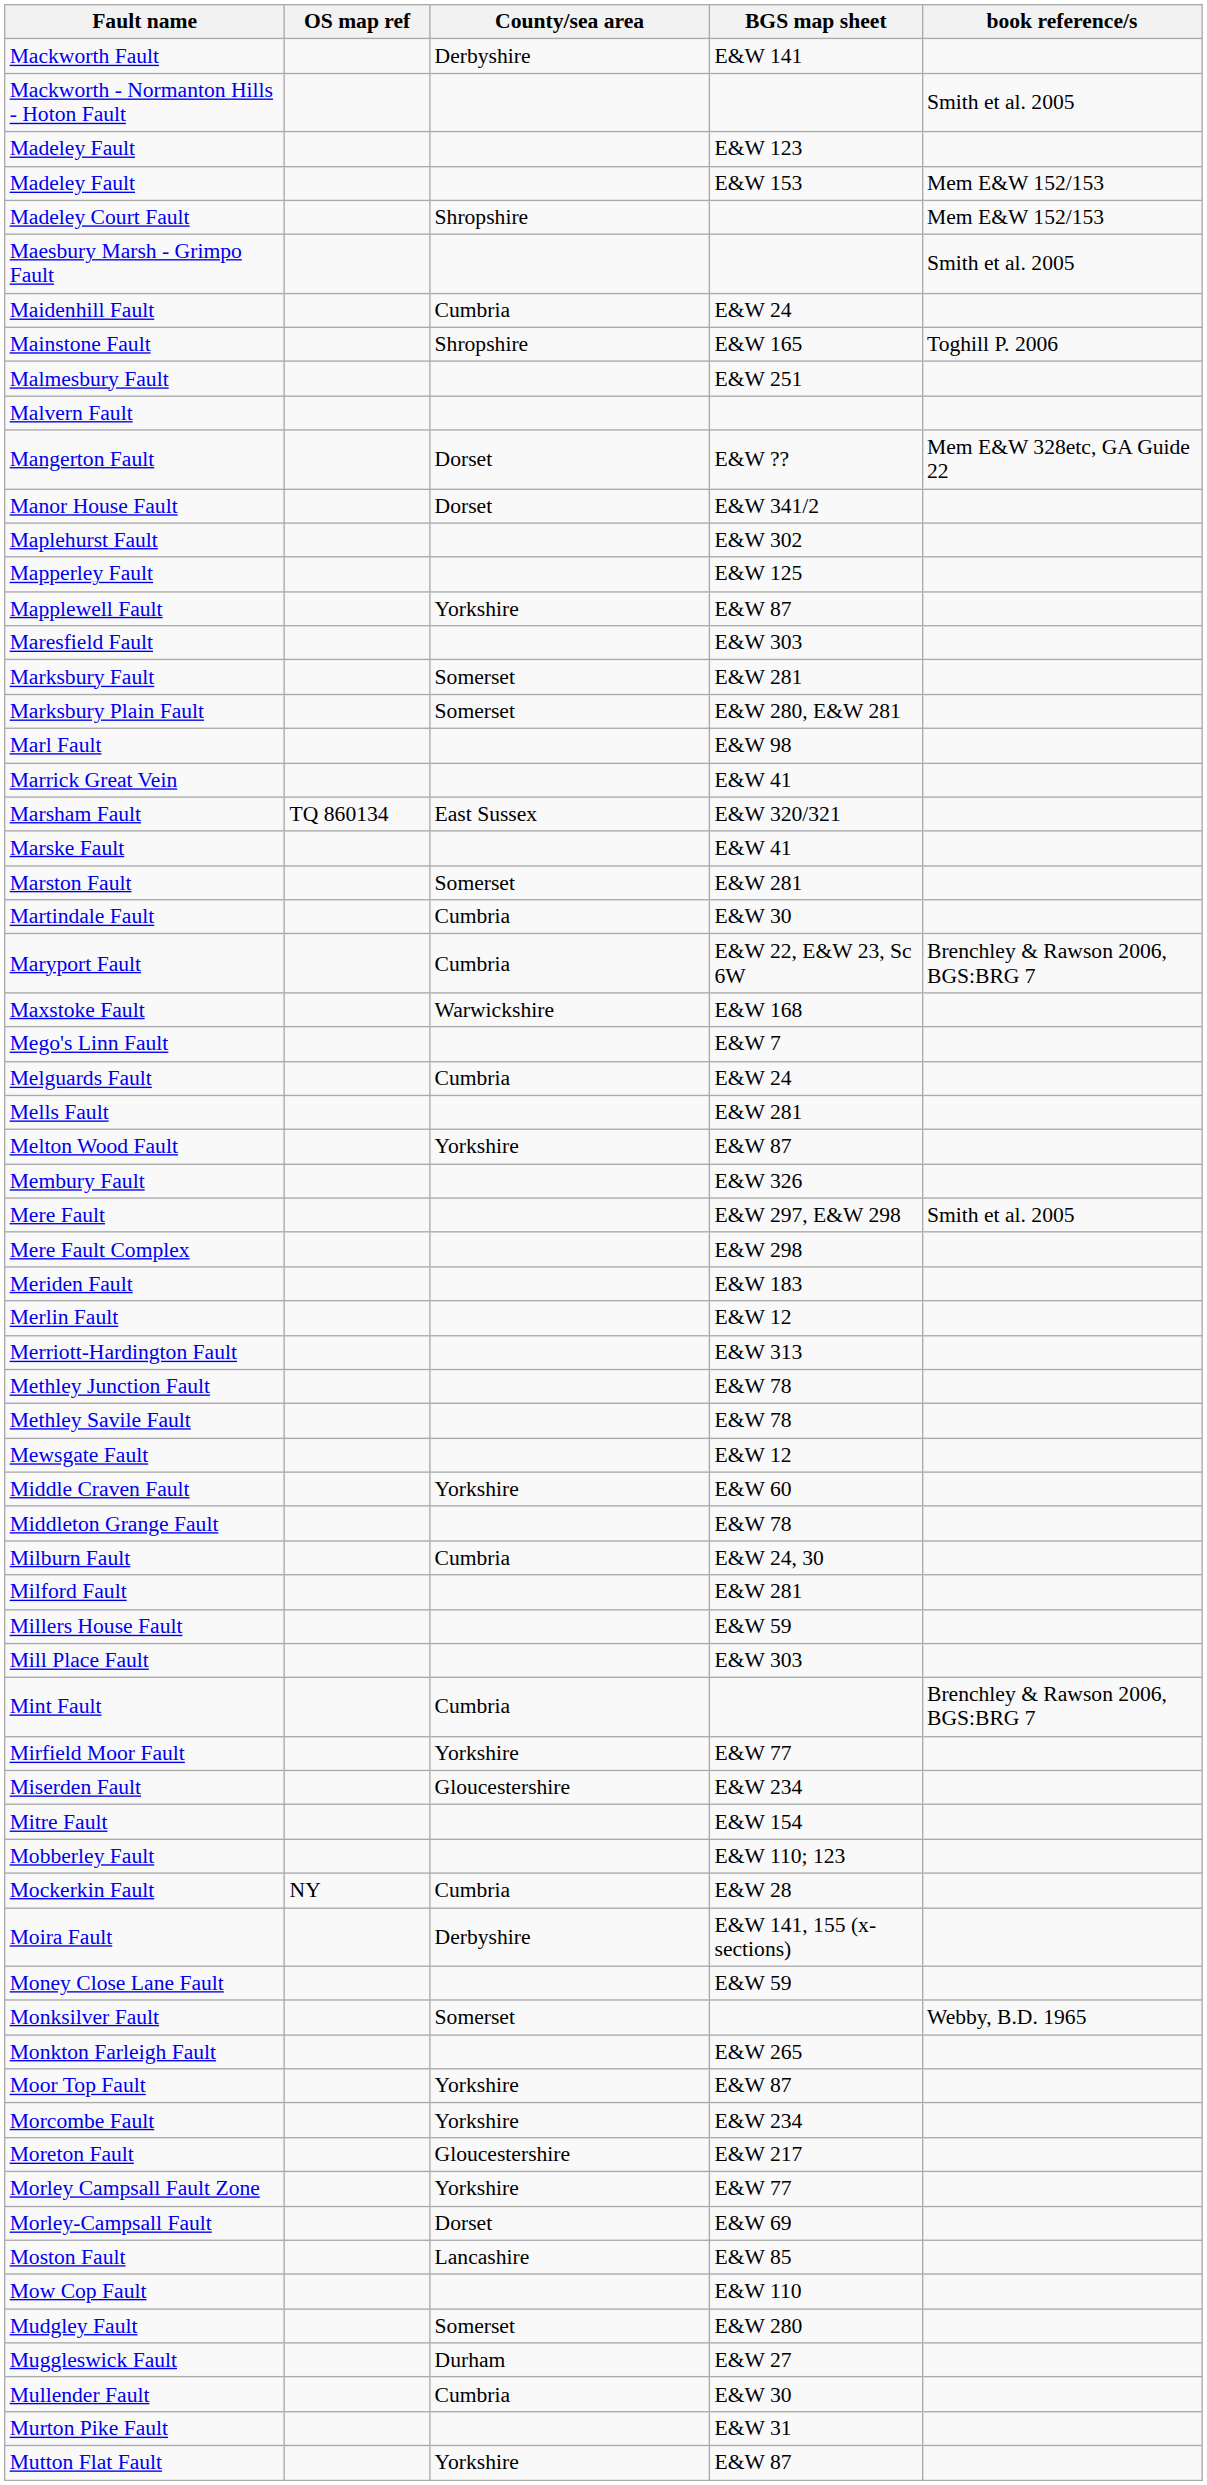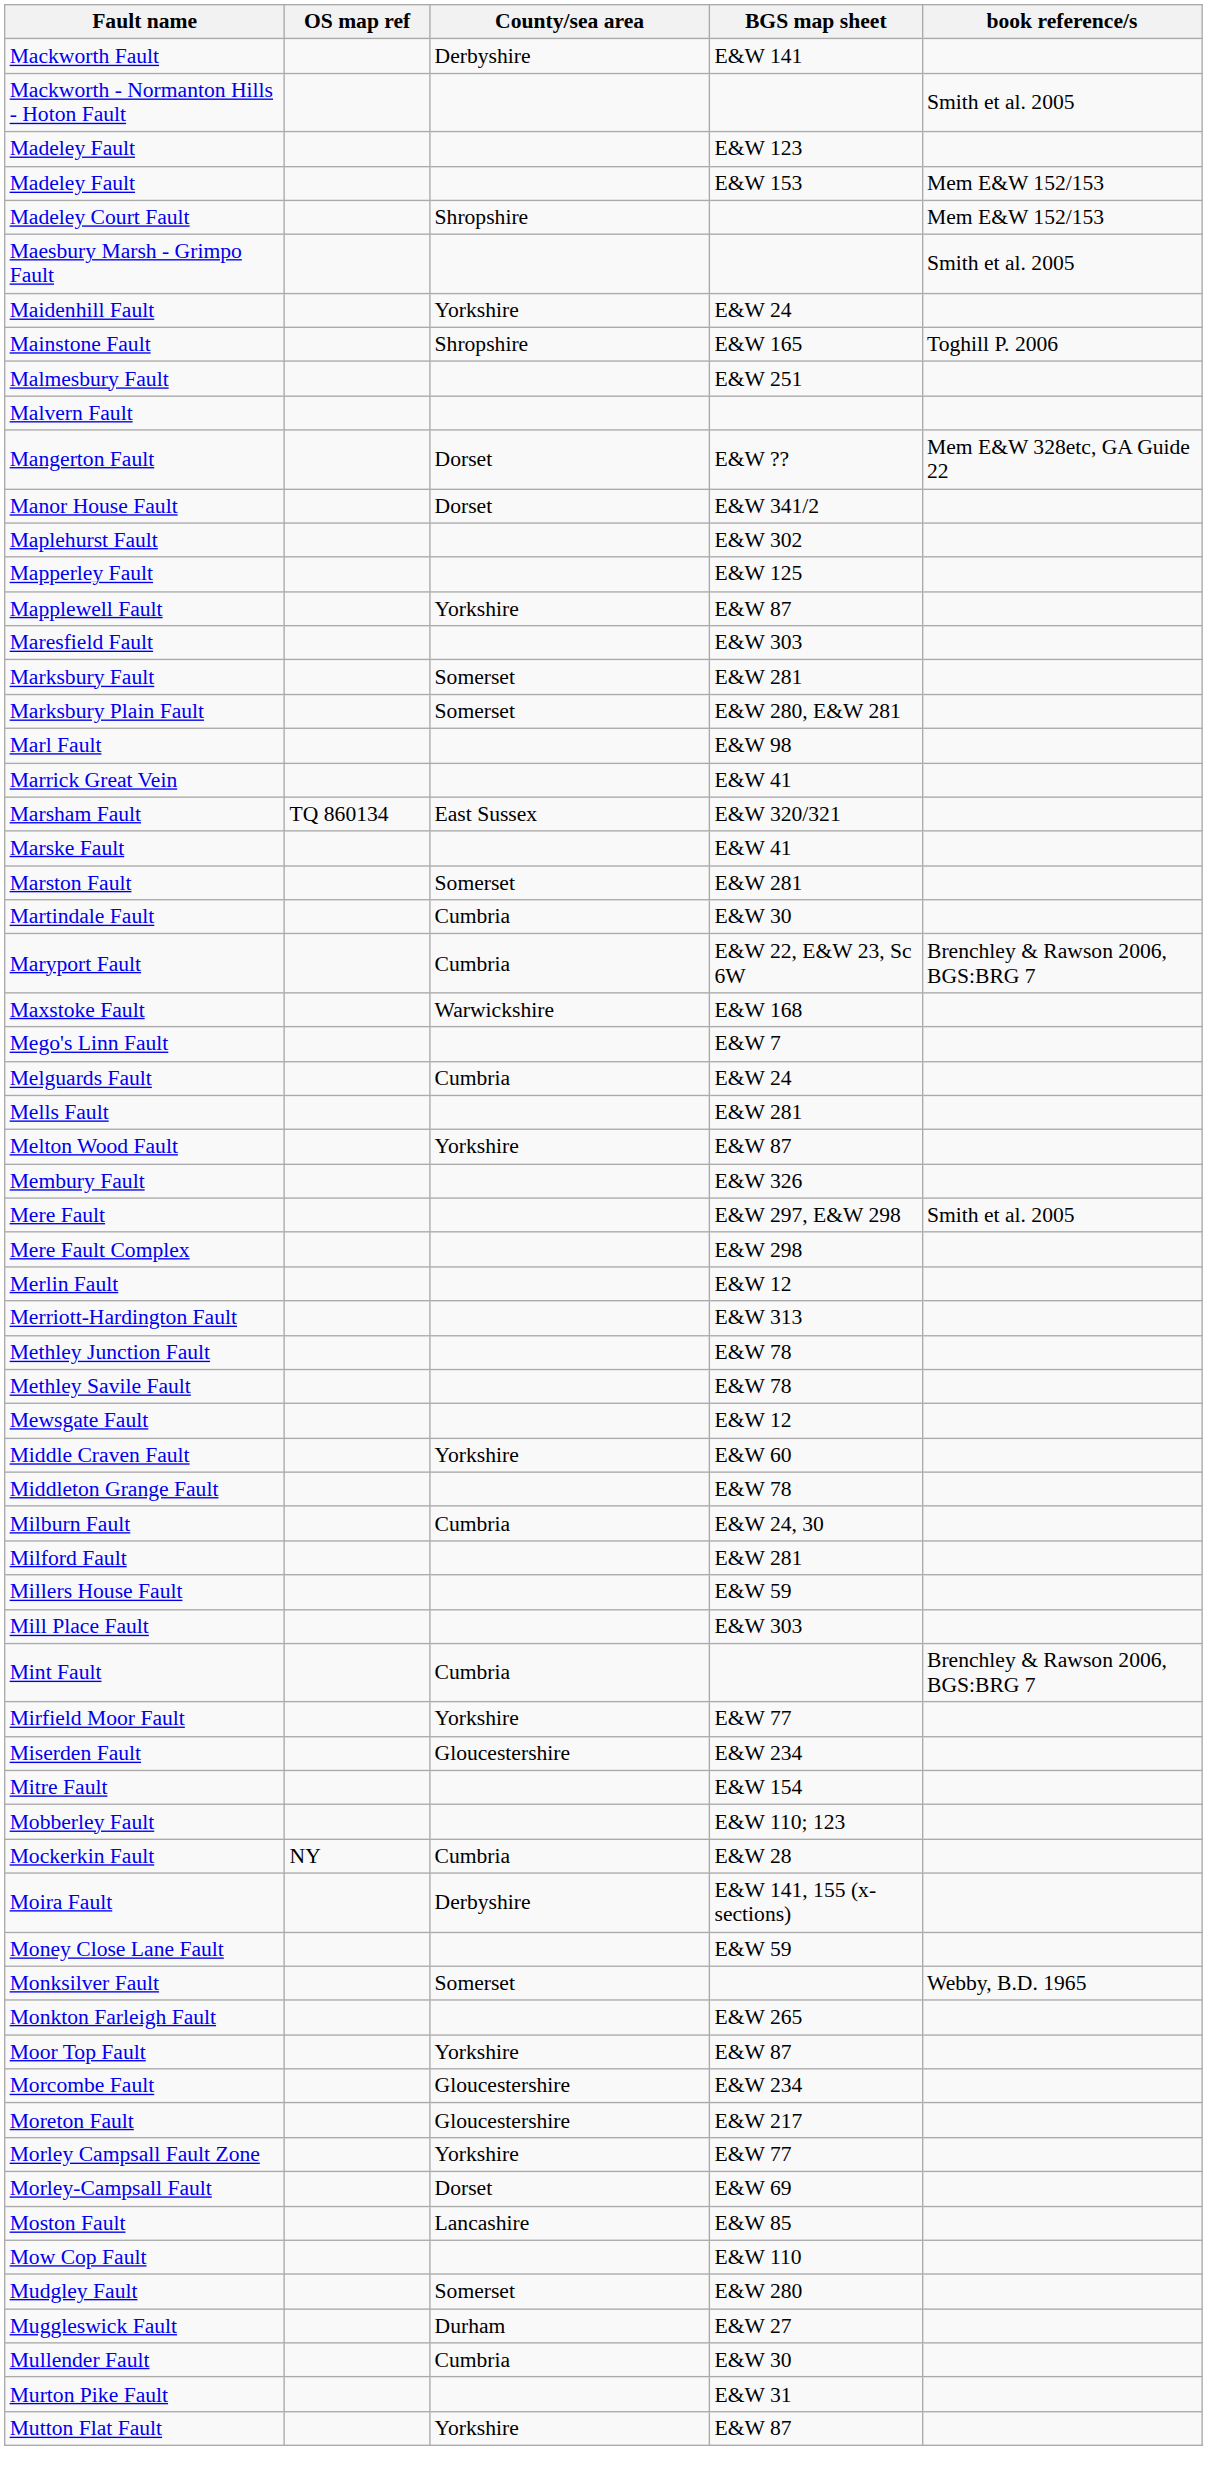(472, 310) Cumbria -> (477, 310) Yorkshire
- row: (71, 1283)
(477, 2120) Yorkshire -> (502, 2085) Gloucestershire
